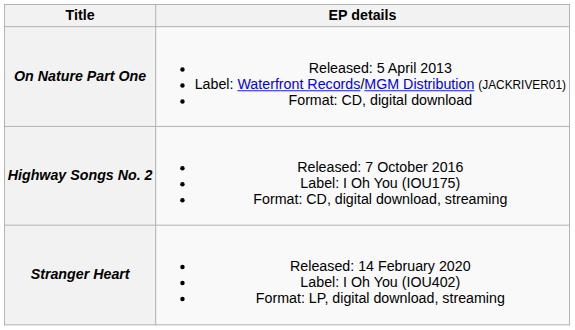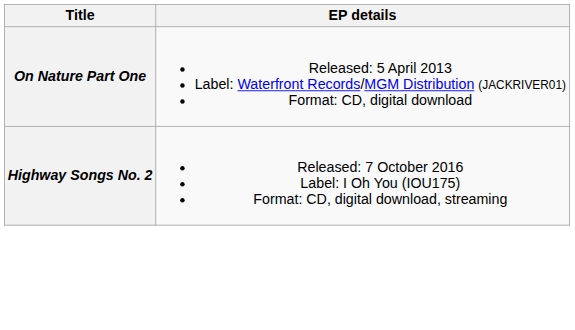- row: (80, 274)
